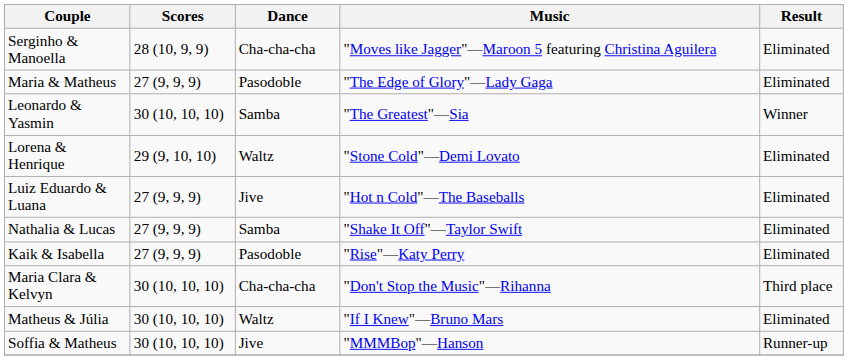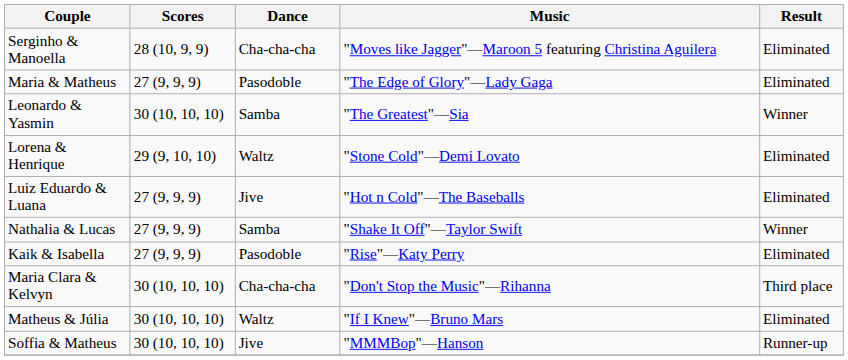(796, 229) Eliminated -> (785, 229) Winner
